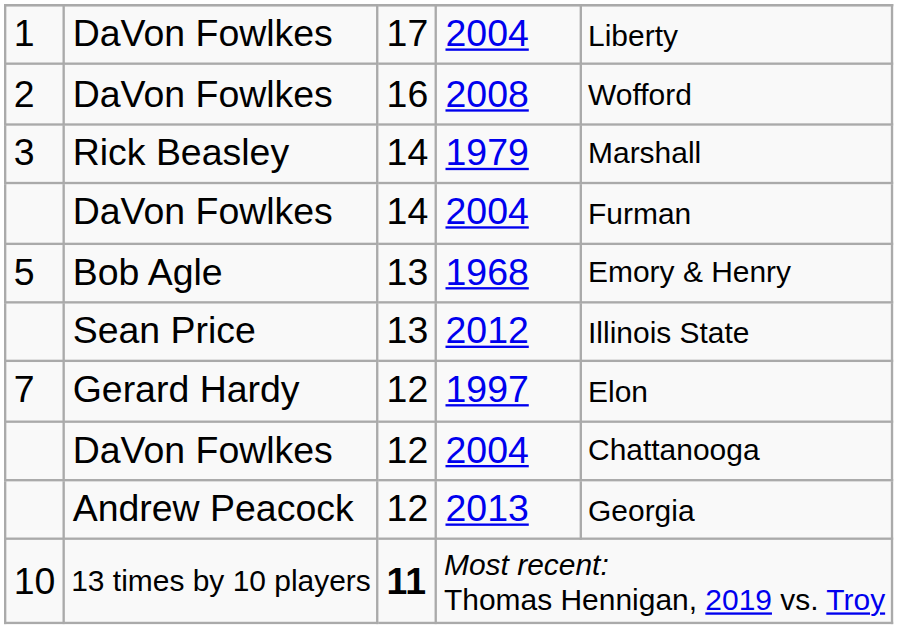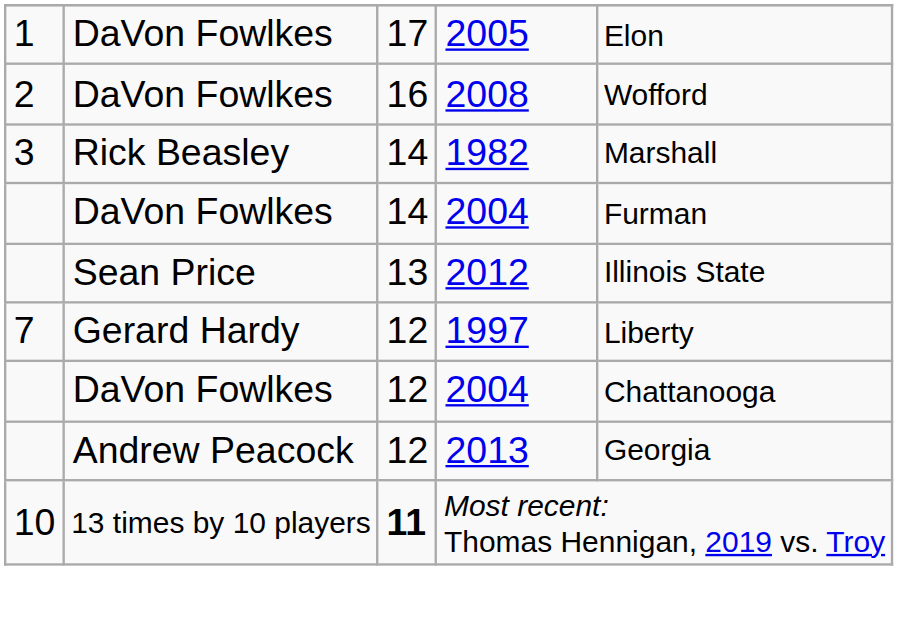(487, 34) 2004 -> (487, 34) 2005
(633, 35) Liberty -> (634, 35) Elon
(487, 152) 1979 -> (487, 152) 1982
- row: (24, 271)
(618, 391) Elon -> (649, 332) Liberty
